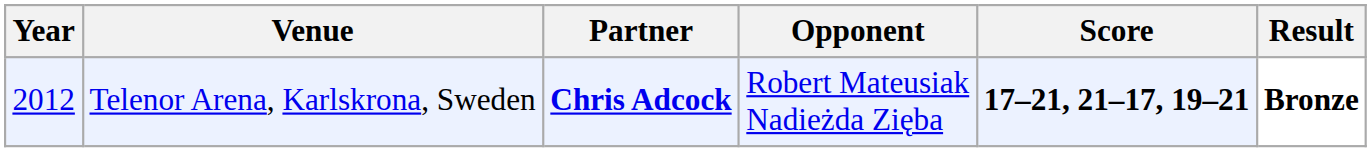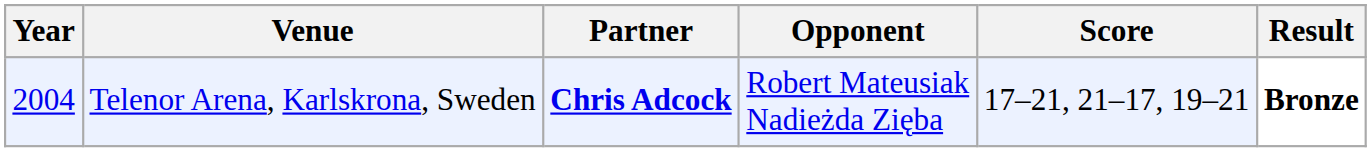(44, 100) 2012 -> (44, 100) 2004
(1117, 100) bold -> (1117, 100) normal
